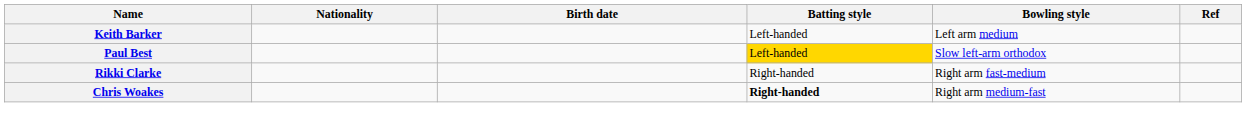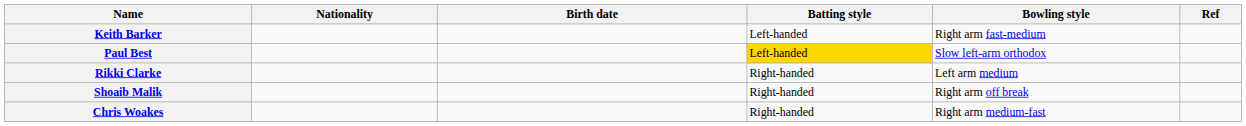(977, 34) Left arm medium -> (990, 34) Right arm fast-medium
(990, 73) Right arm fast-medium -> (977, 73) Left arm medium
+ row: (128, 92)
(784, 92) bold -> (782, 112) normal
